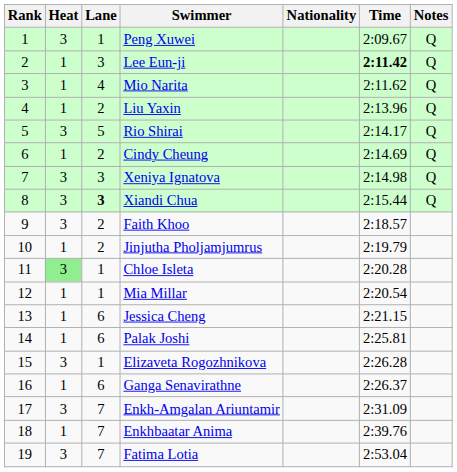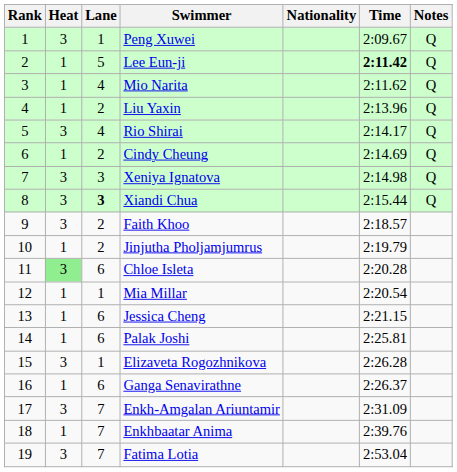(101, 62) 3 -> (101, 62) 5
(101, 131) 5 -> (101, 131) 4
(101, 270) 1 -> (101, 270) 6
